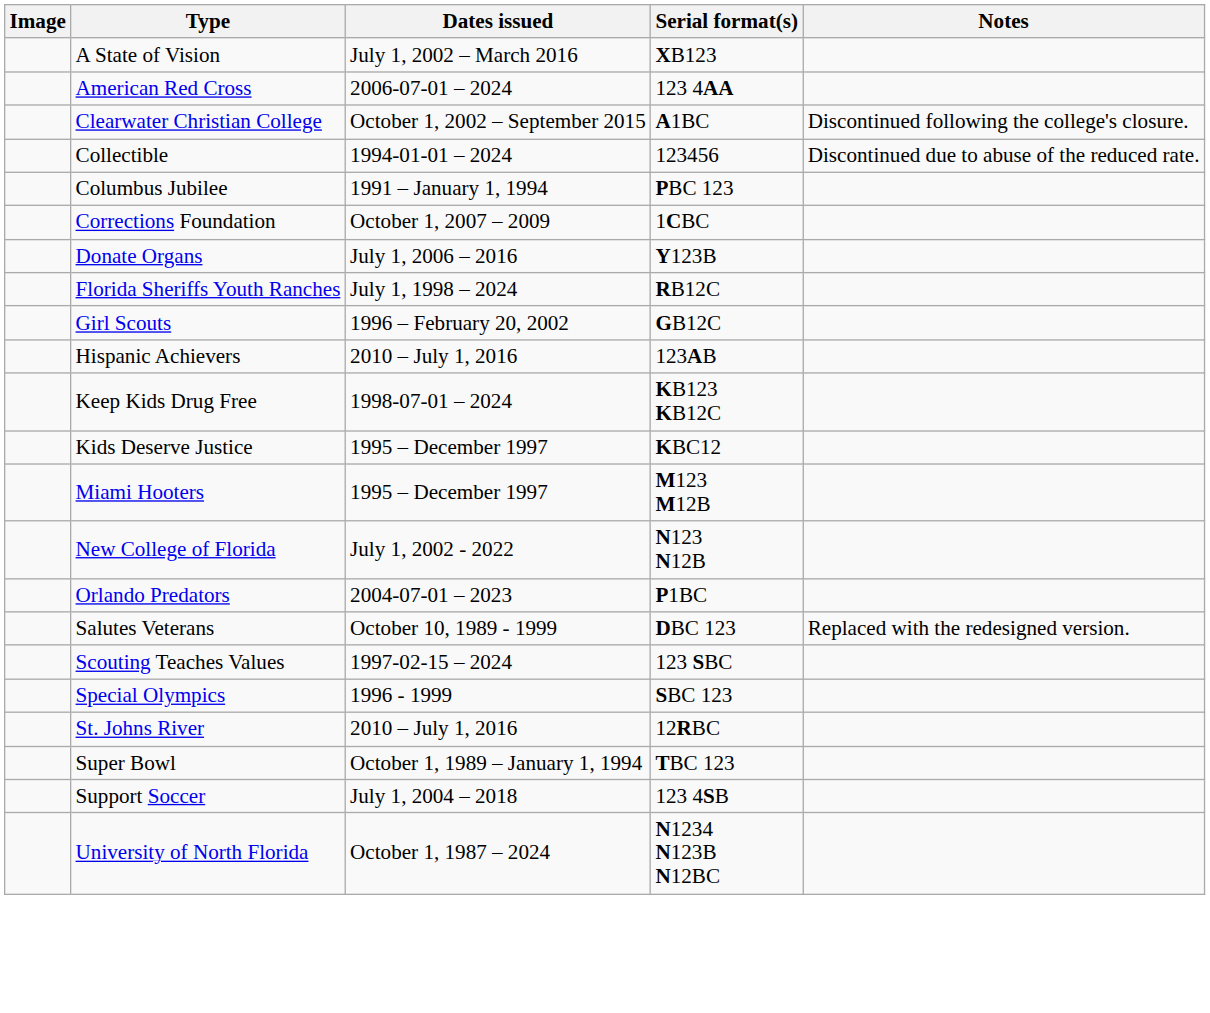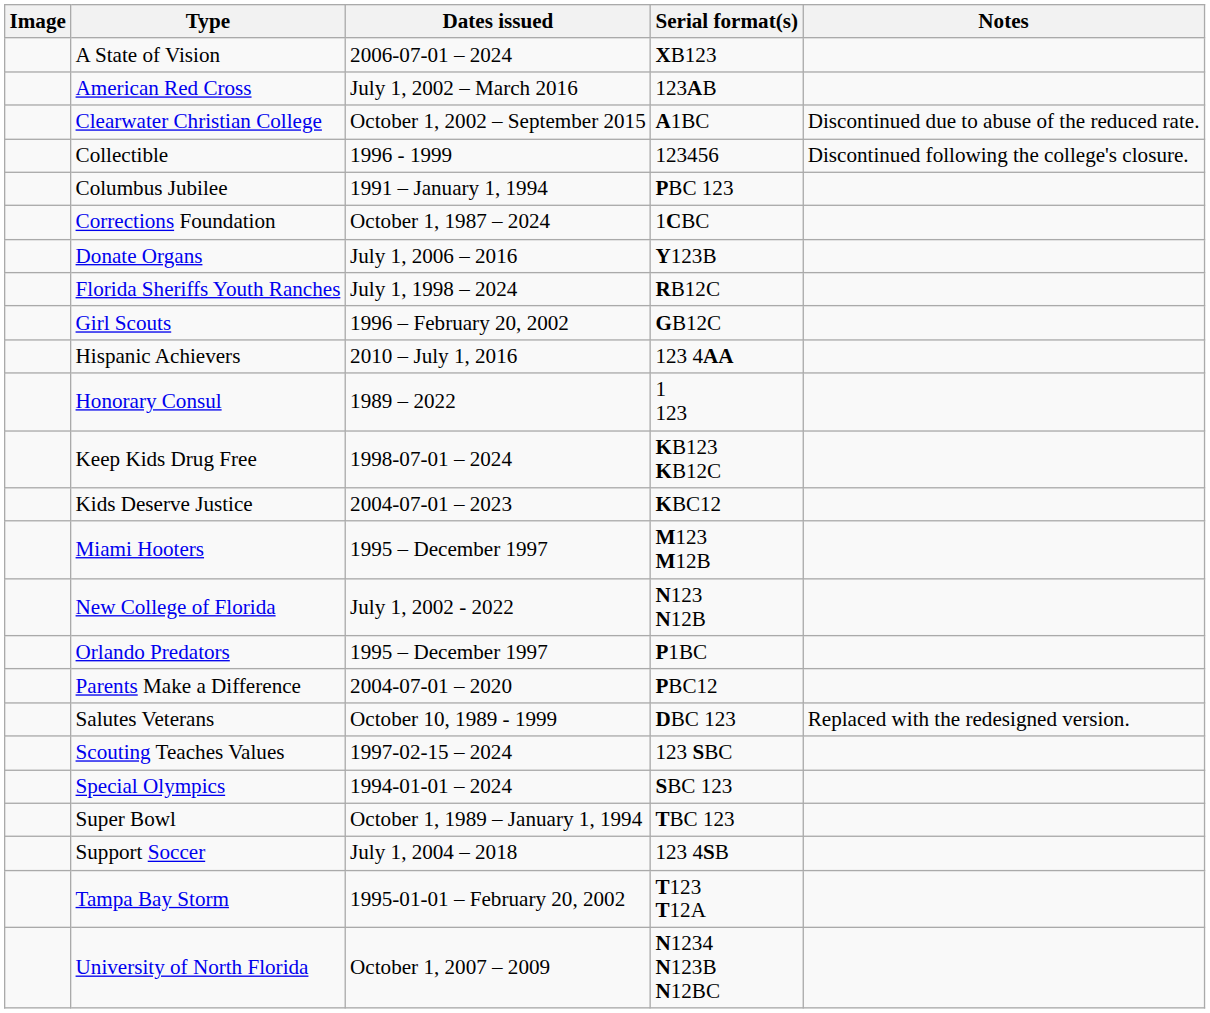(464, 54) July 1, 2002 – March 2016 -> (431, 54) 2006-07-01 – 2024
(431, 88) 2006-07-01 – 2024 -> (464, 88) July 1, 2002 – March 2016
(694, 88) 123 4AA -> (686, 88) 123AB
(998, 121) Discontinued following the college's closure. -> (1004, 121) Discontinued due to abuse of the reduced rate.
(431, 155) 1994-01-01 – 2024 -> (401, 155) 1996 - 1999
(1004, 155) Discontinued due to abuse of the reduced rate. -> (998, 155) Discontinued following the college's closure.
(450, 222) October 1, 2007 – 2009 -> (450, 222) October 1, 1987 – 2024
(686, 356) 123AB -> (694, 356) 123 4AA
+ row: (149, 401)
(449, 446) 1995 – December 1997 -> (431, 504) 2004-07-01 – 2023
(431, 594) 2004-07-01 – 2023 -> (449, 652) 1995 – December 1997
+ row: (188, 685)
(401, 695) 1996 - 1999 -> (431, 786) 1994-01-01 – 2024
- row: (140, 728)
+ row: (152, 898)
(450, 853) October 1, 1987 – 2024 -> (450, 967) October 1, 2007 – 2009
